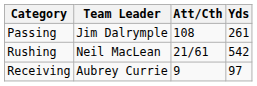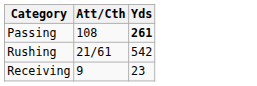- column: (122, 14)
(239, 33) normal -> (142, 33) bold
(235, 71) 97 -> (138, 71) 23
